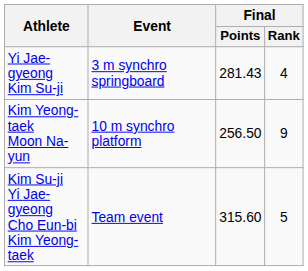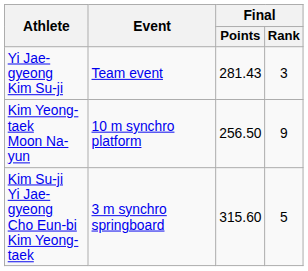(129, 74) 3 m synchro springboard -> (127, 74) Team event
(284, 74) 4 -> (284, 74) 3
(127, 217) Team event -> (129, 217) 3 m synchro springboard
